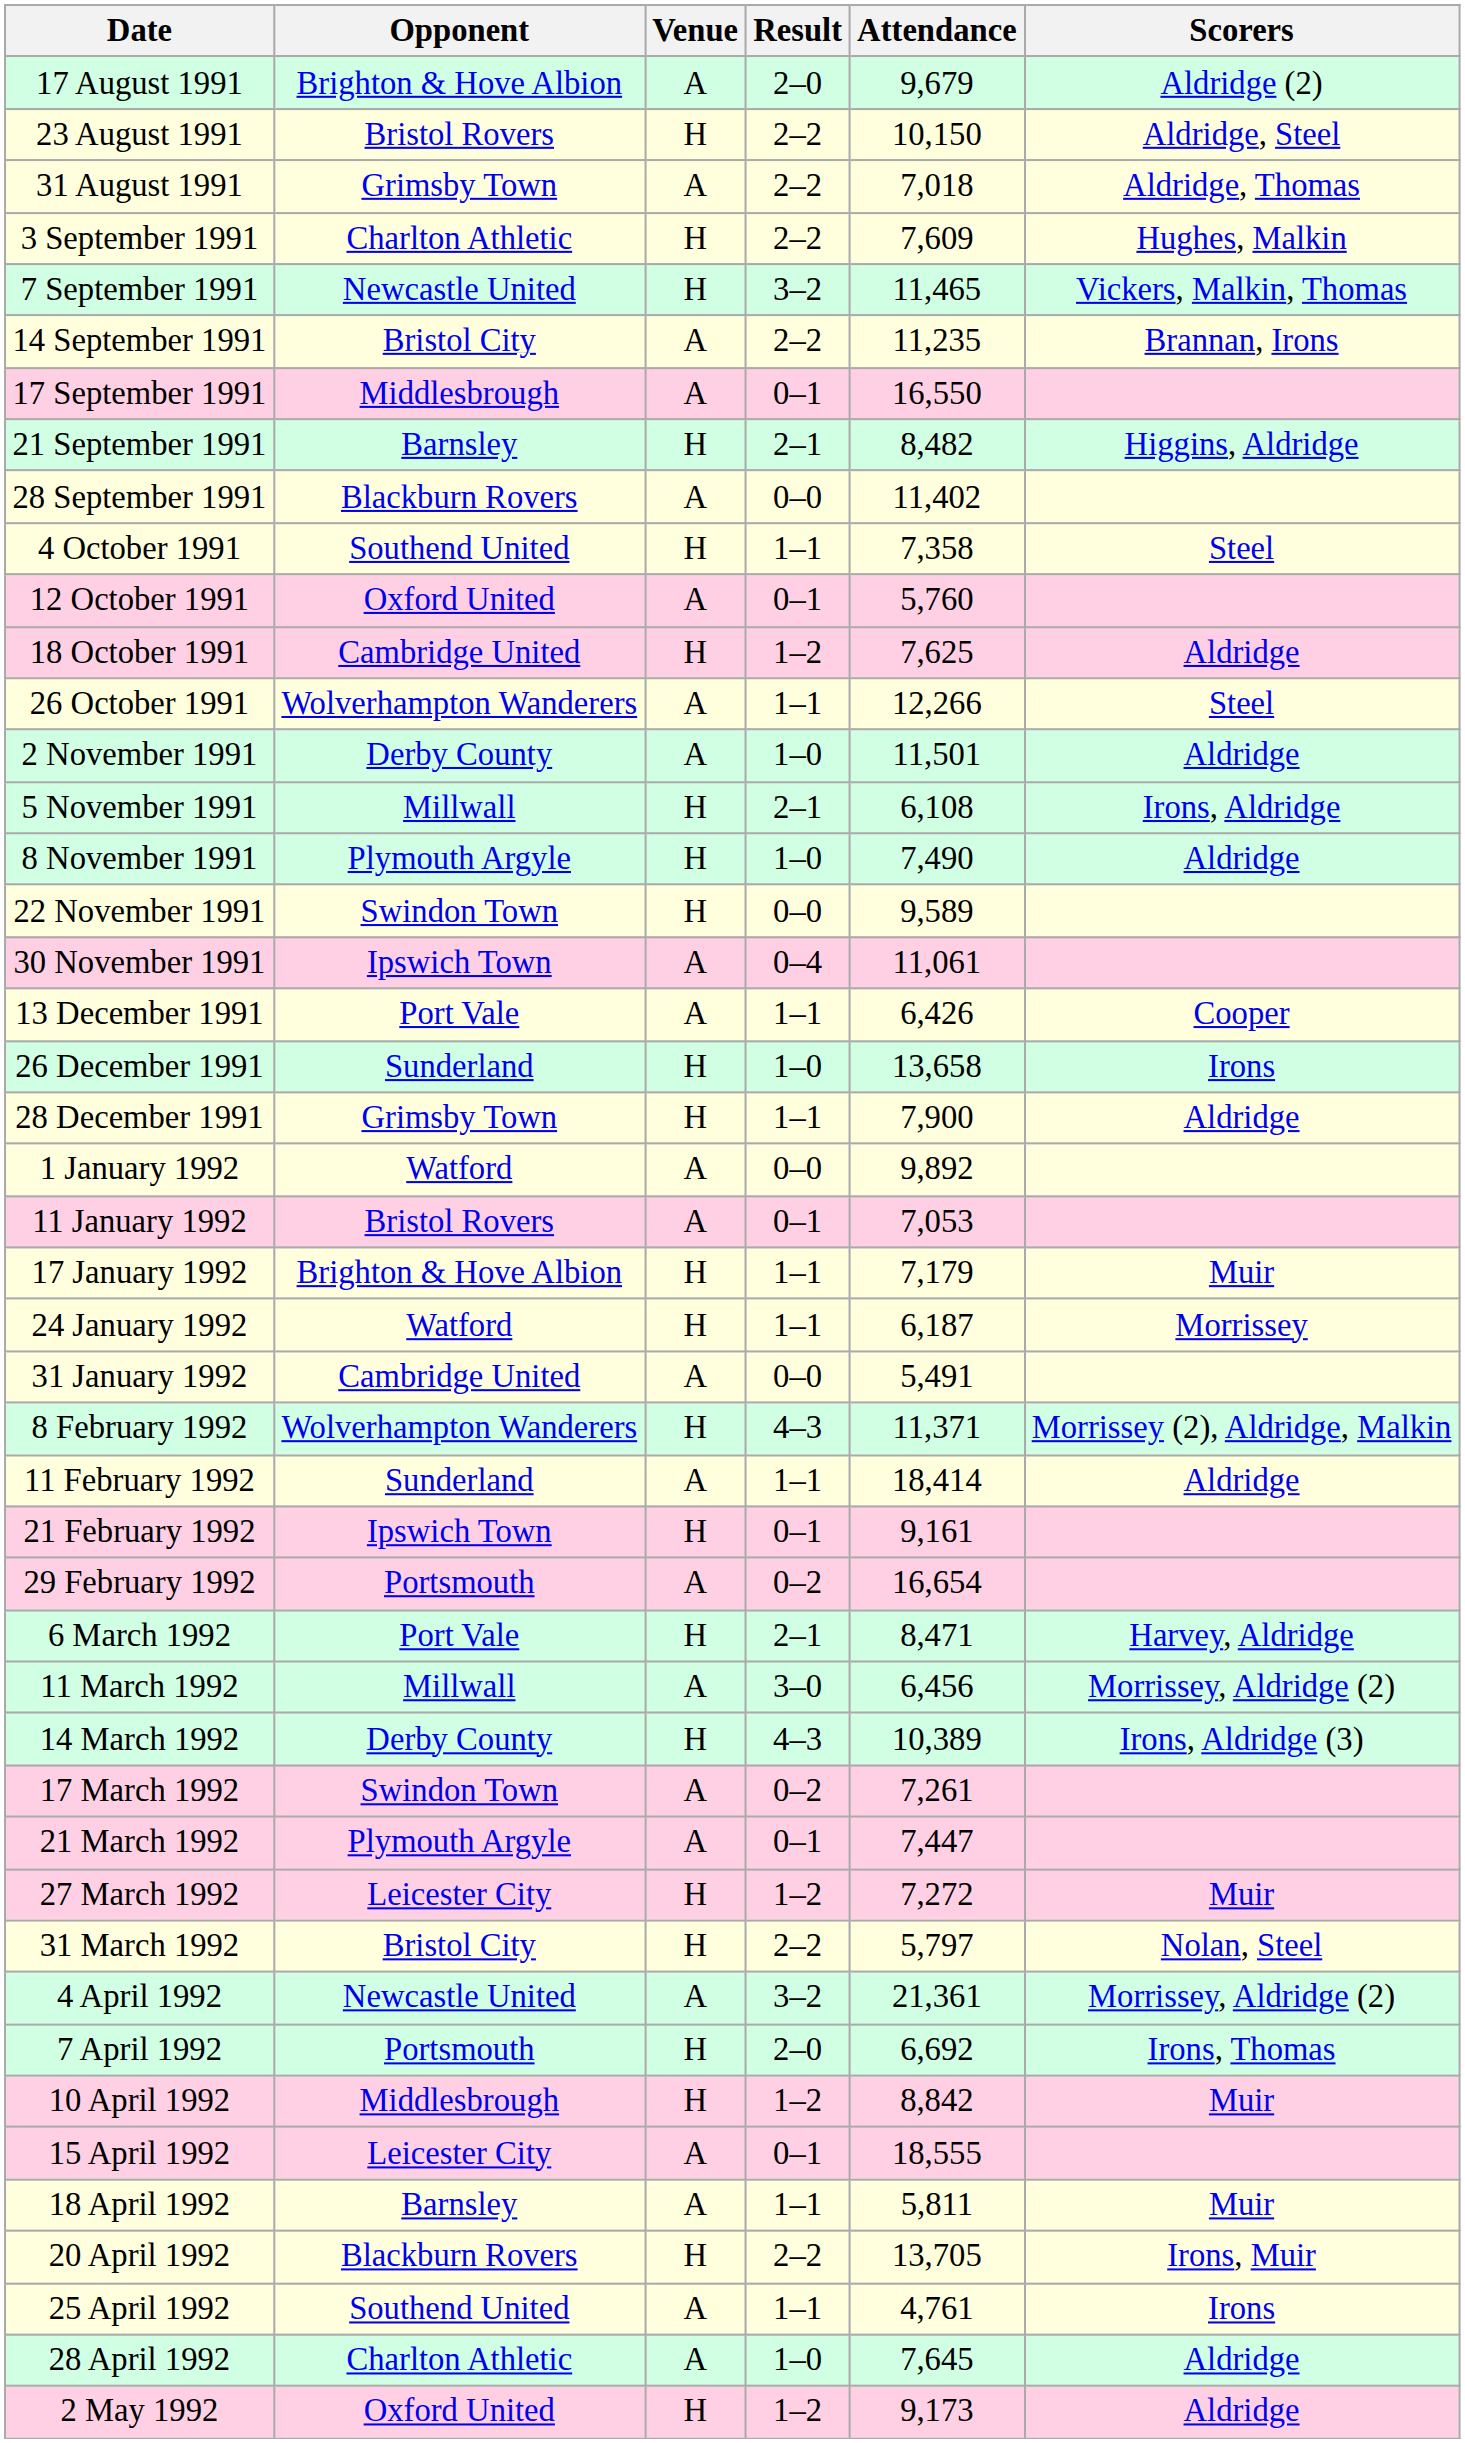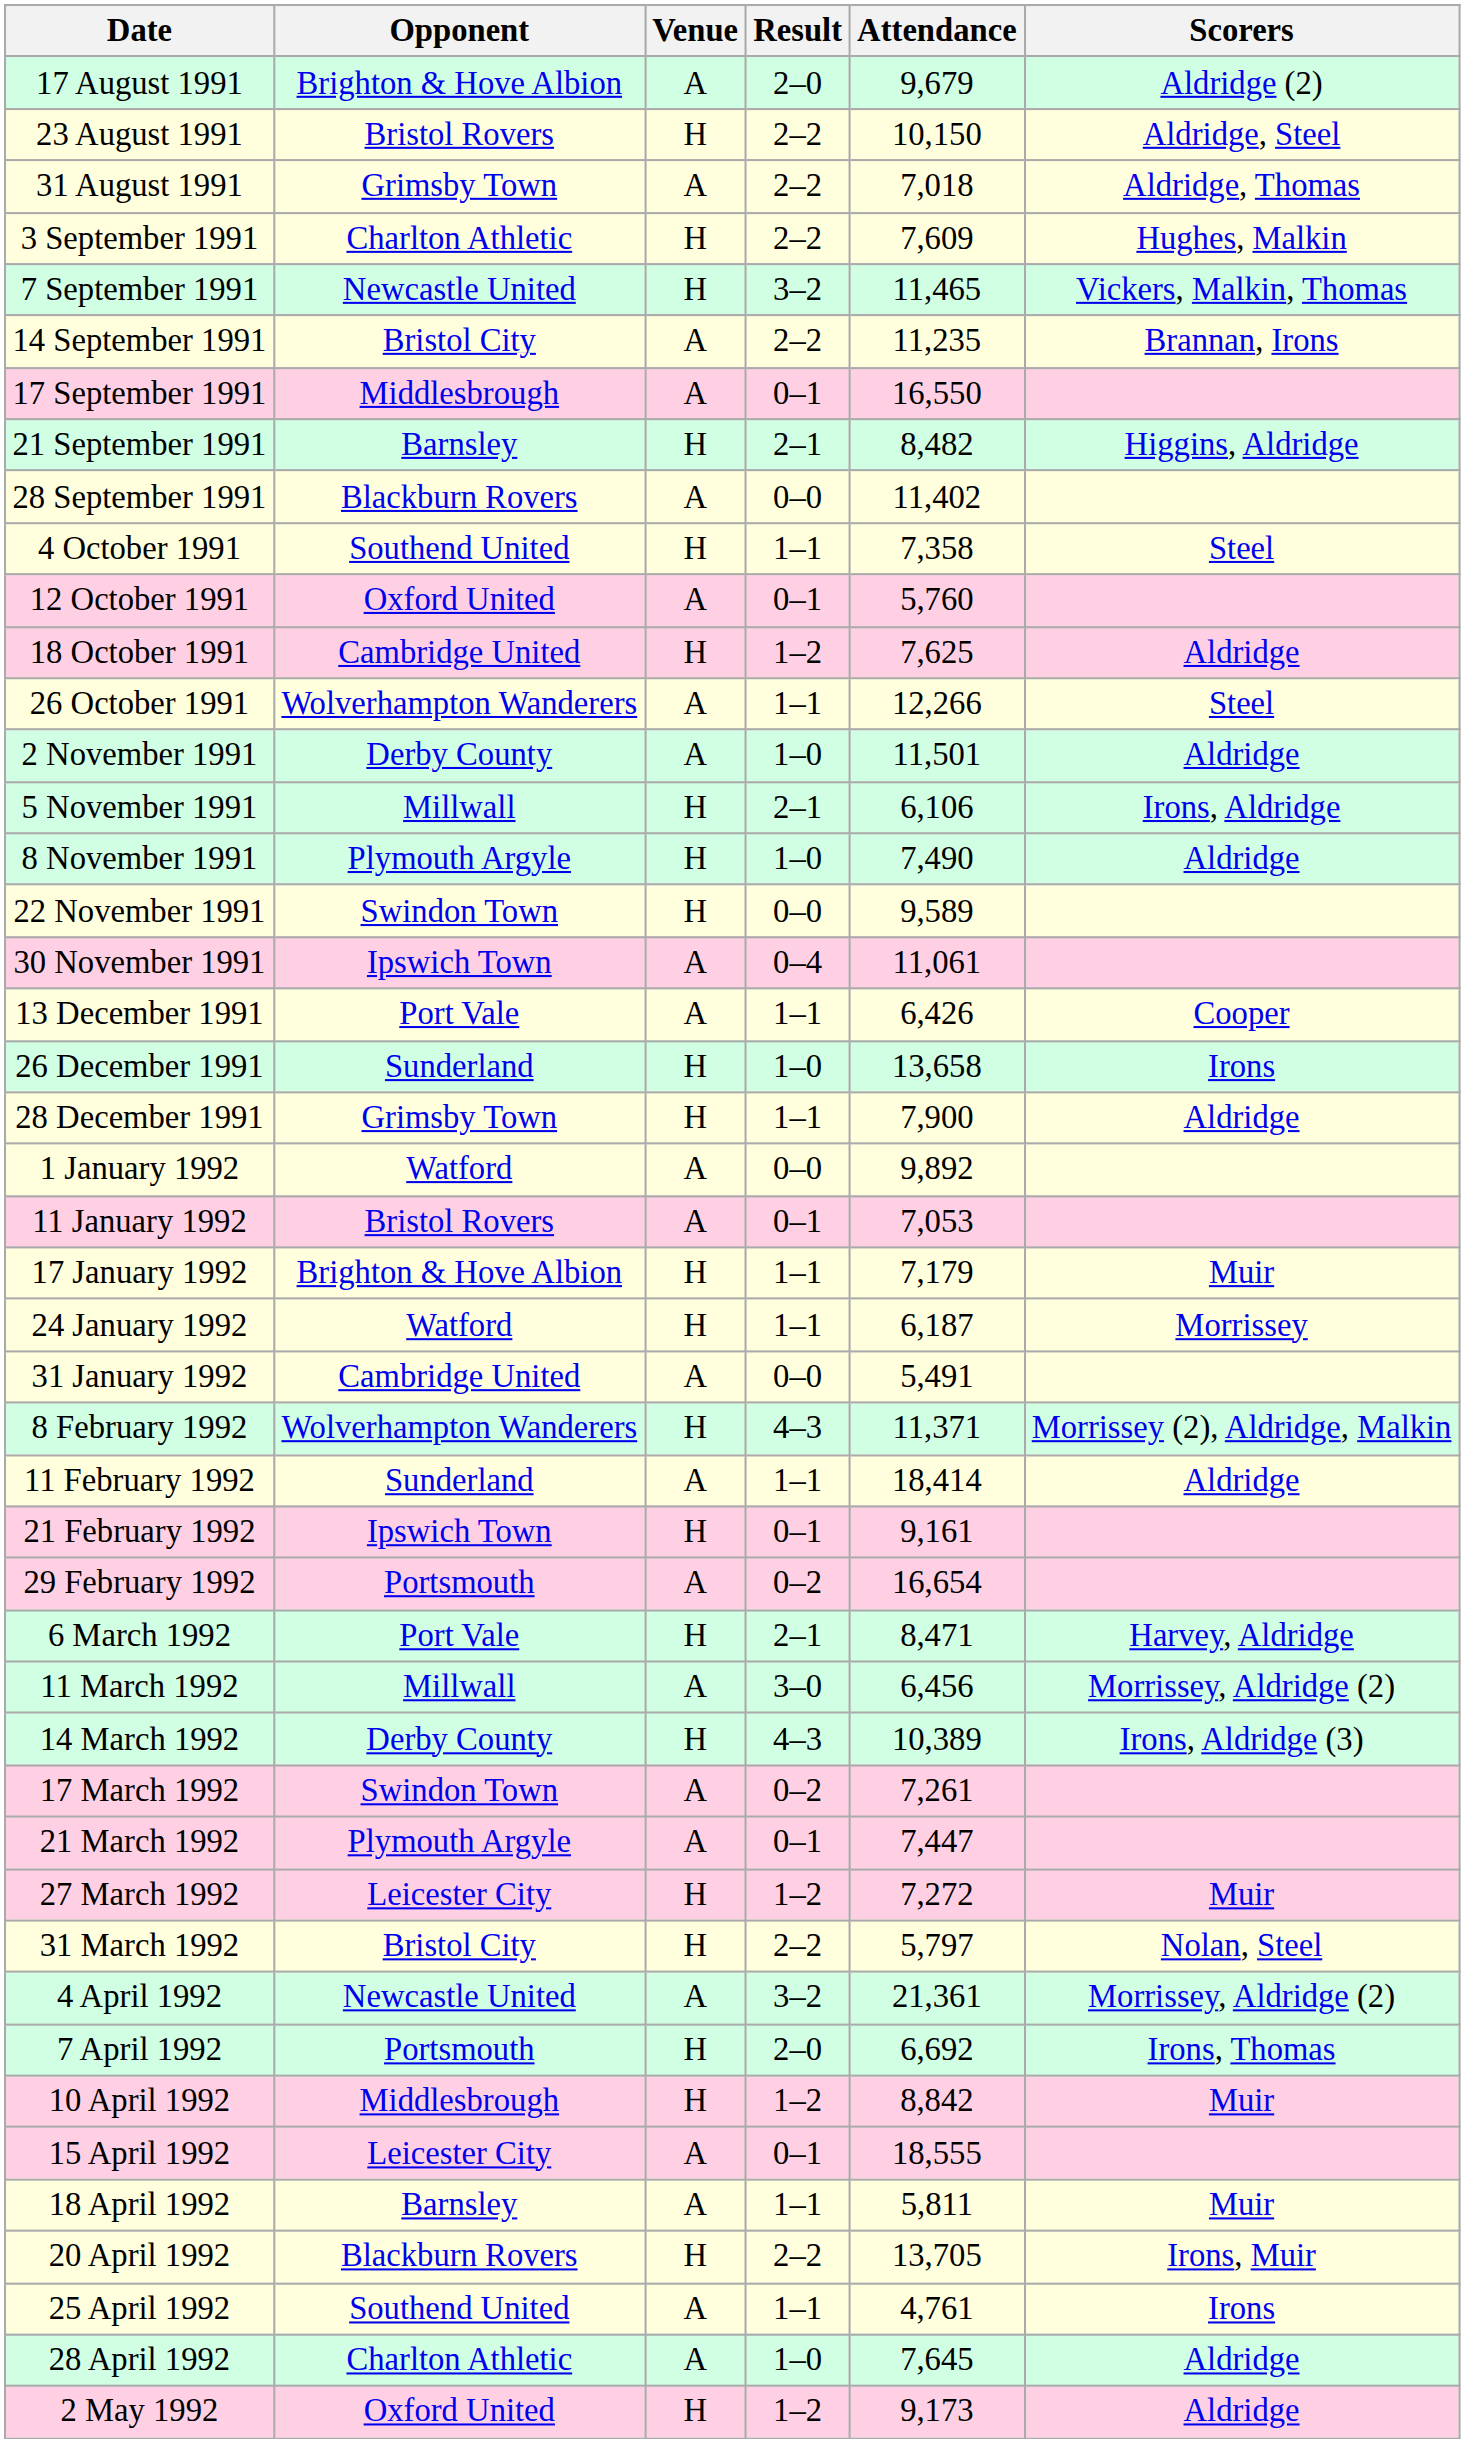(937, 806) 6,108 -> (937, 806) 6,106
